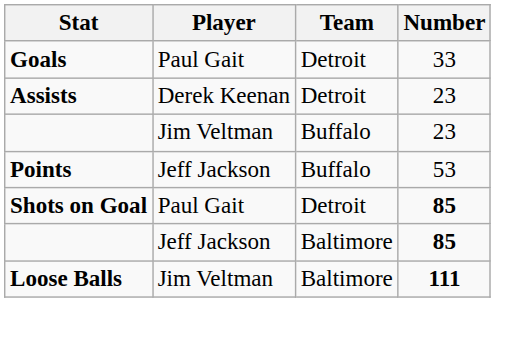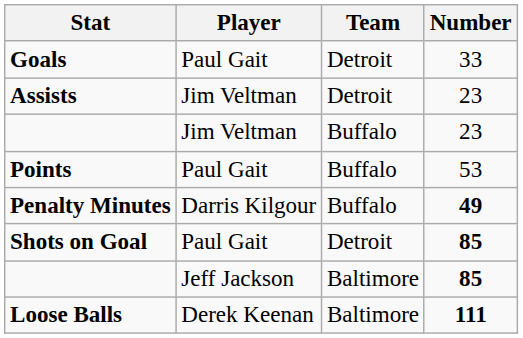(224, 95) Derek Keenan -> (239, 95) Jim Veltman
(214, 168) Jeff Jackson -> (224, 168) Paul Gait
+ row: (90, 205)
(215, 278) Jim Veltman -> (247, 315) Derek Keenan
